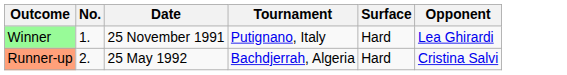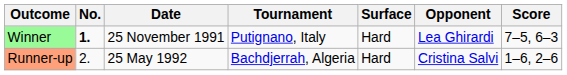+ column: (531, 15)
(85, 37) normal -> (85, 37) bold
